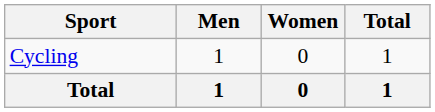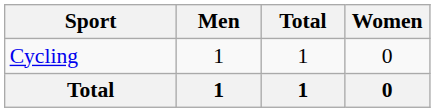columns swapped: (303, 21) <-> (387, 21)
